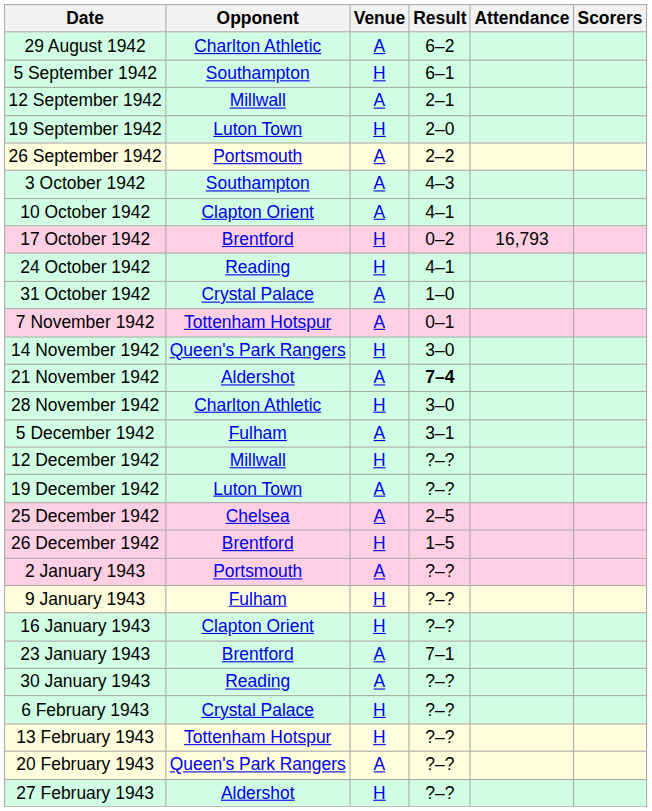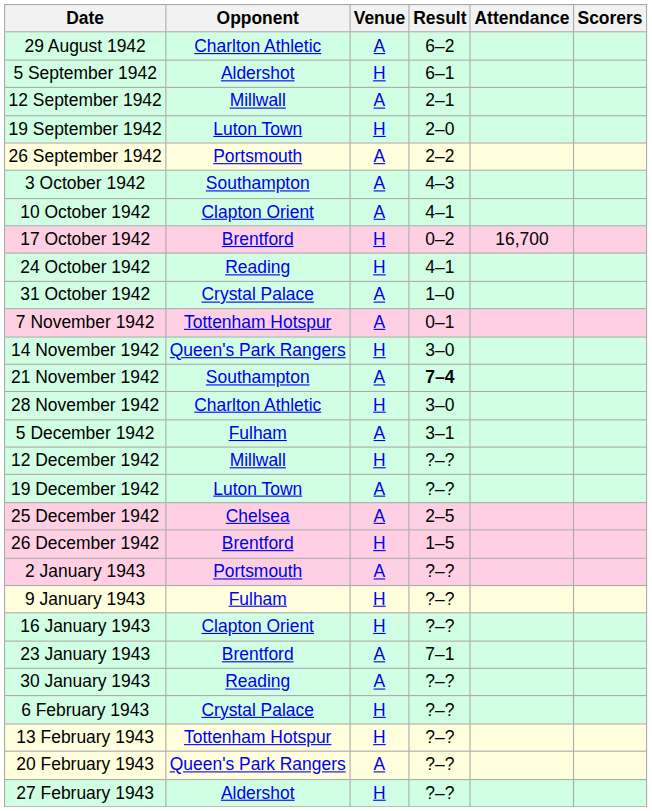(258, 73) Southampton -> (258, 73) Aldershot
(522, 239) 16,793 -> (522, 239) 16,700
(258, 377) Aldershot -> (258, 377) Southampton
